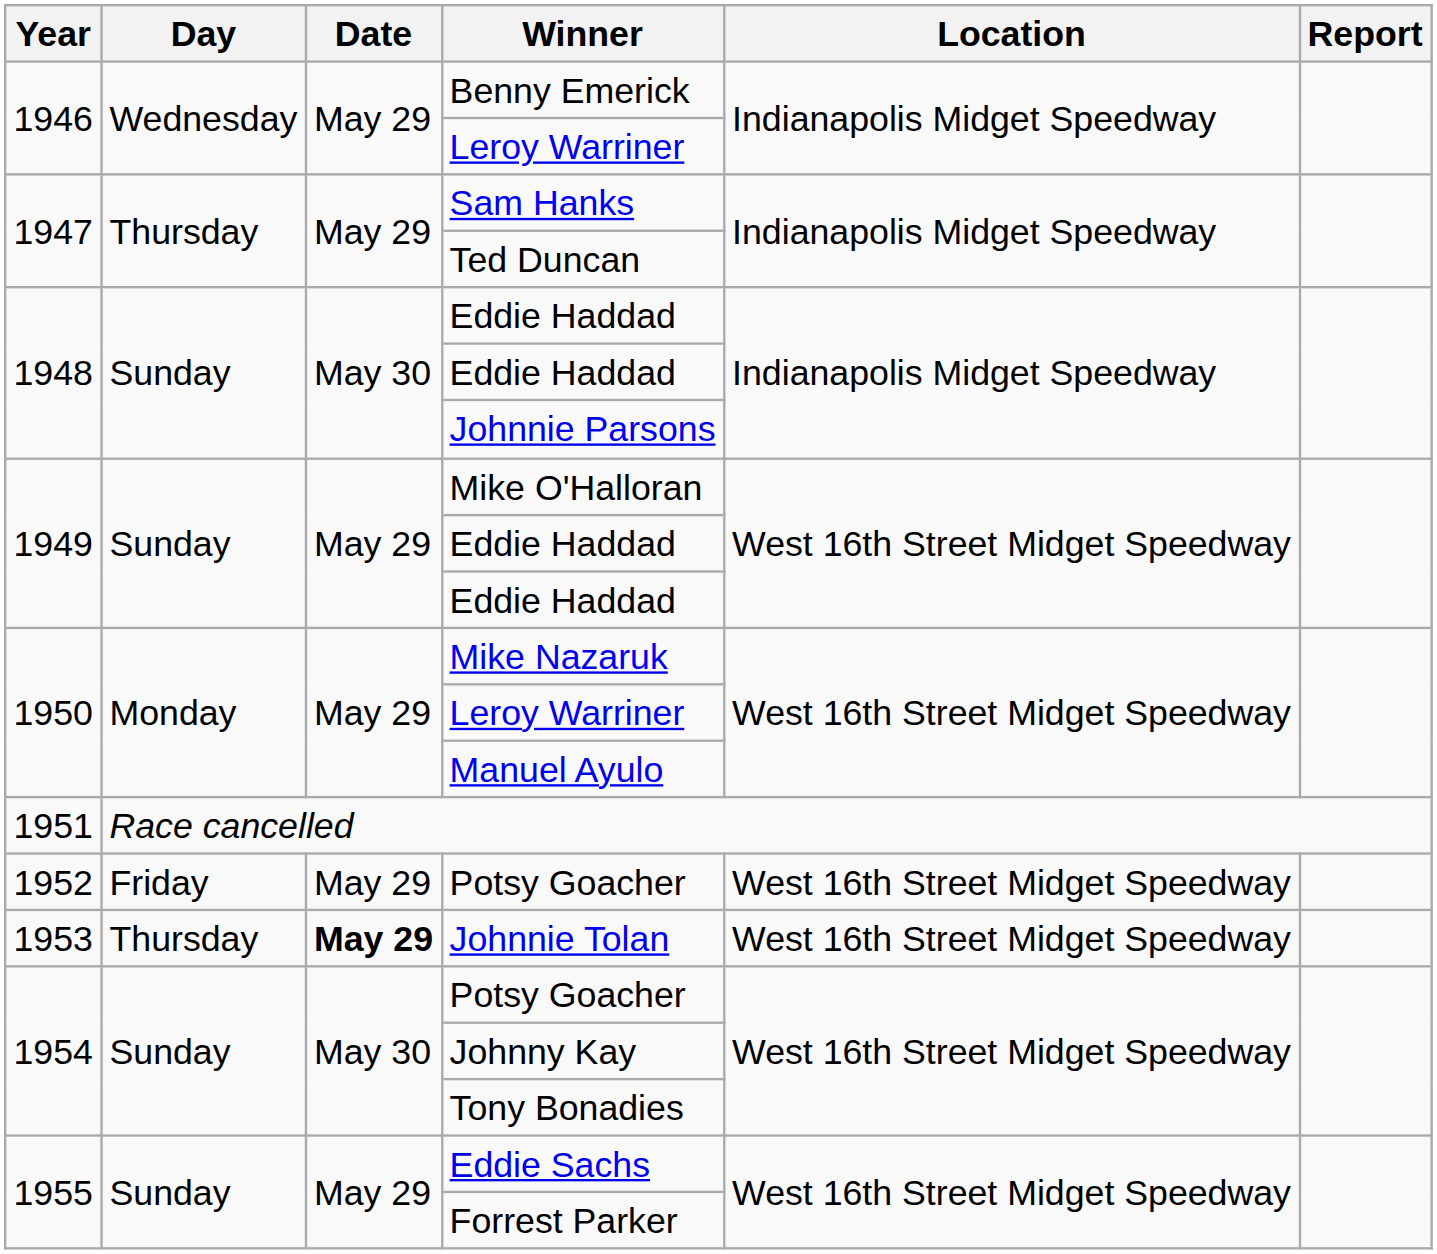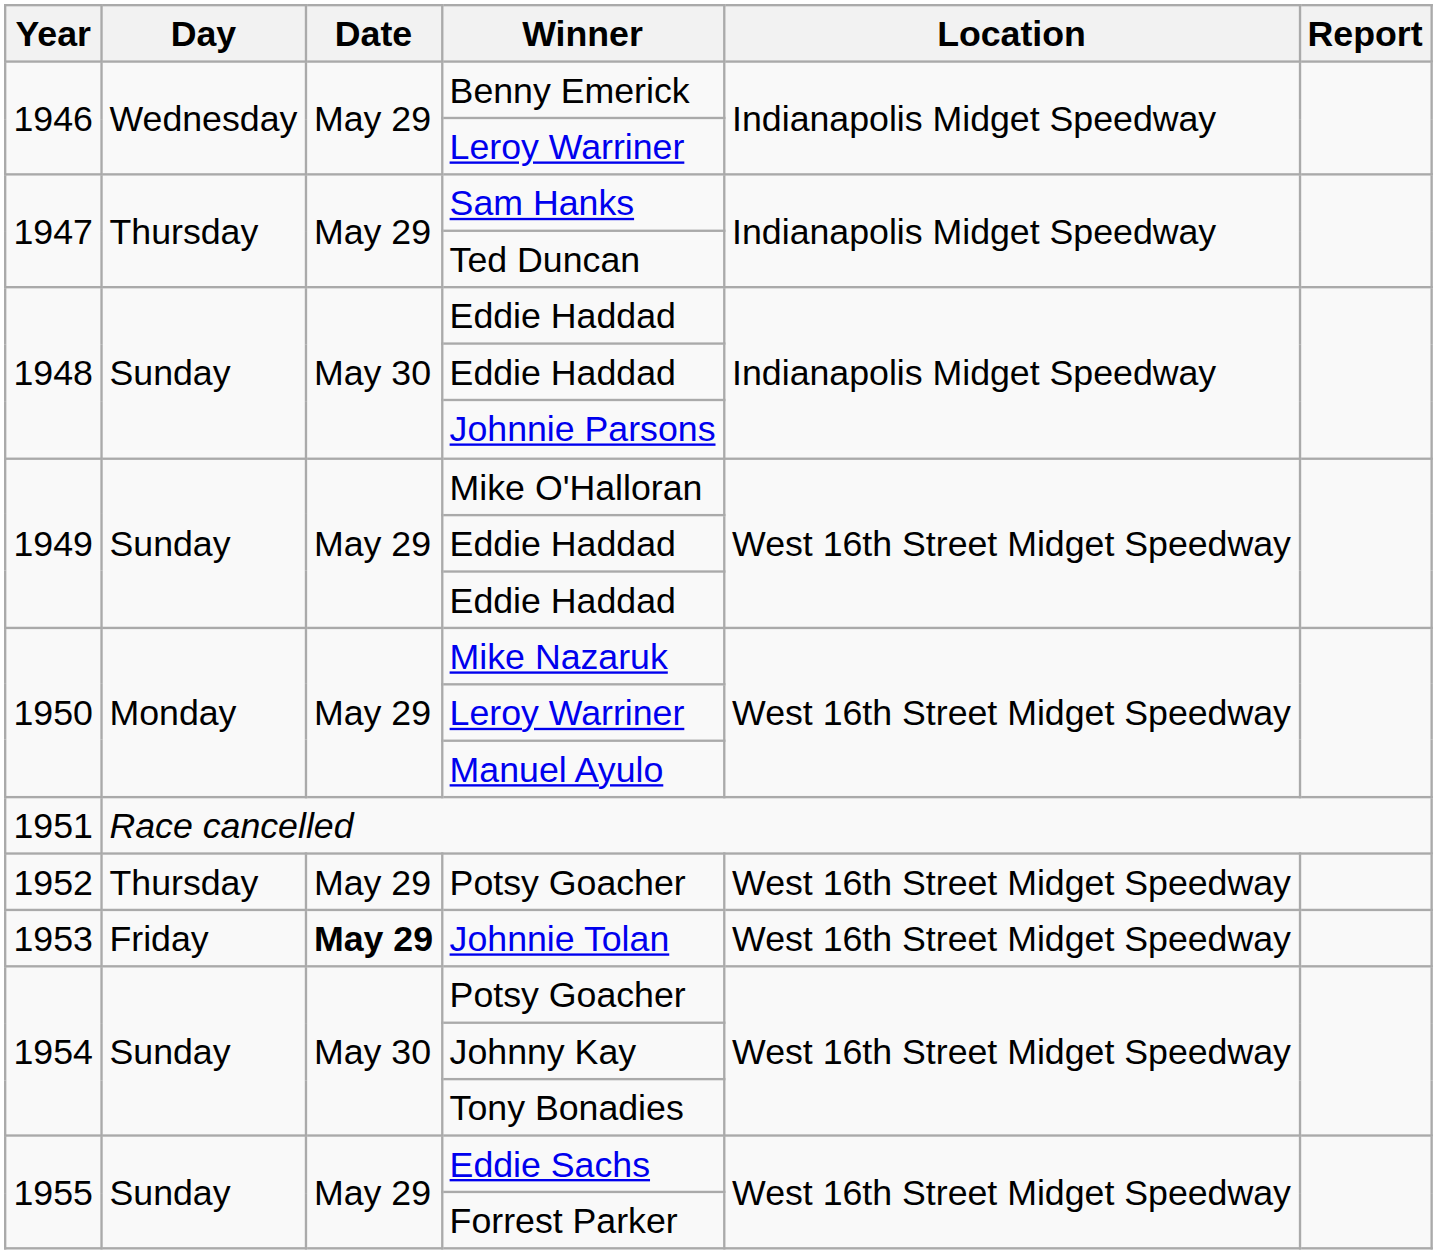(159, 882) Friday -> (184, 882) Thursday
(184, 938) Thursday -> (159, 938) Friday
